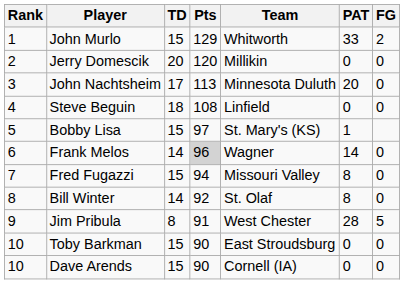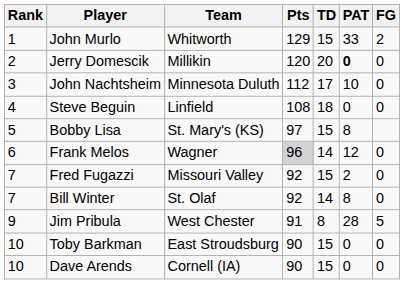columns swapped: (280, 15) <-> (177, 15)
(347, 61) normal -> (347, 61) bold
(205, 84) 113 -> (298, 84) 112
(351, 84) 20 -> (351, 84) 10
(347, 130) 1 -> (347, 130) 8
(351, 152) 14 -> (351, 152) 12
(201, 175) 94 -> (294, 175) 92
(347, 175) 8 -> (347, 175) 2
(12, 198) 8 -> (12, 198) 7
